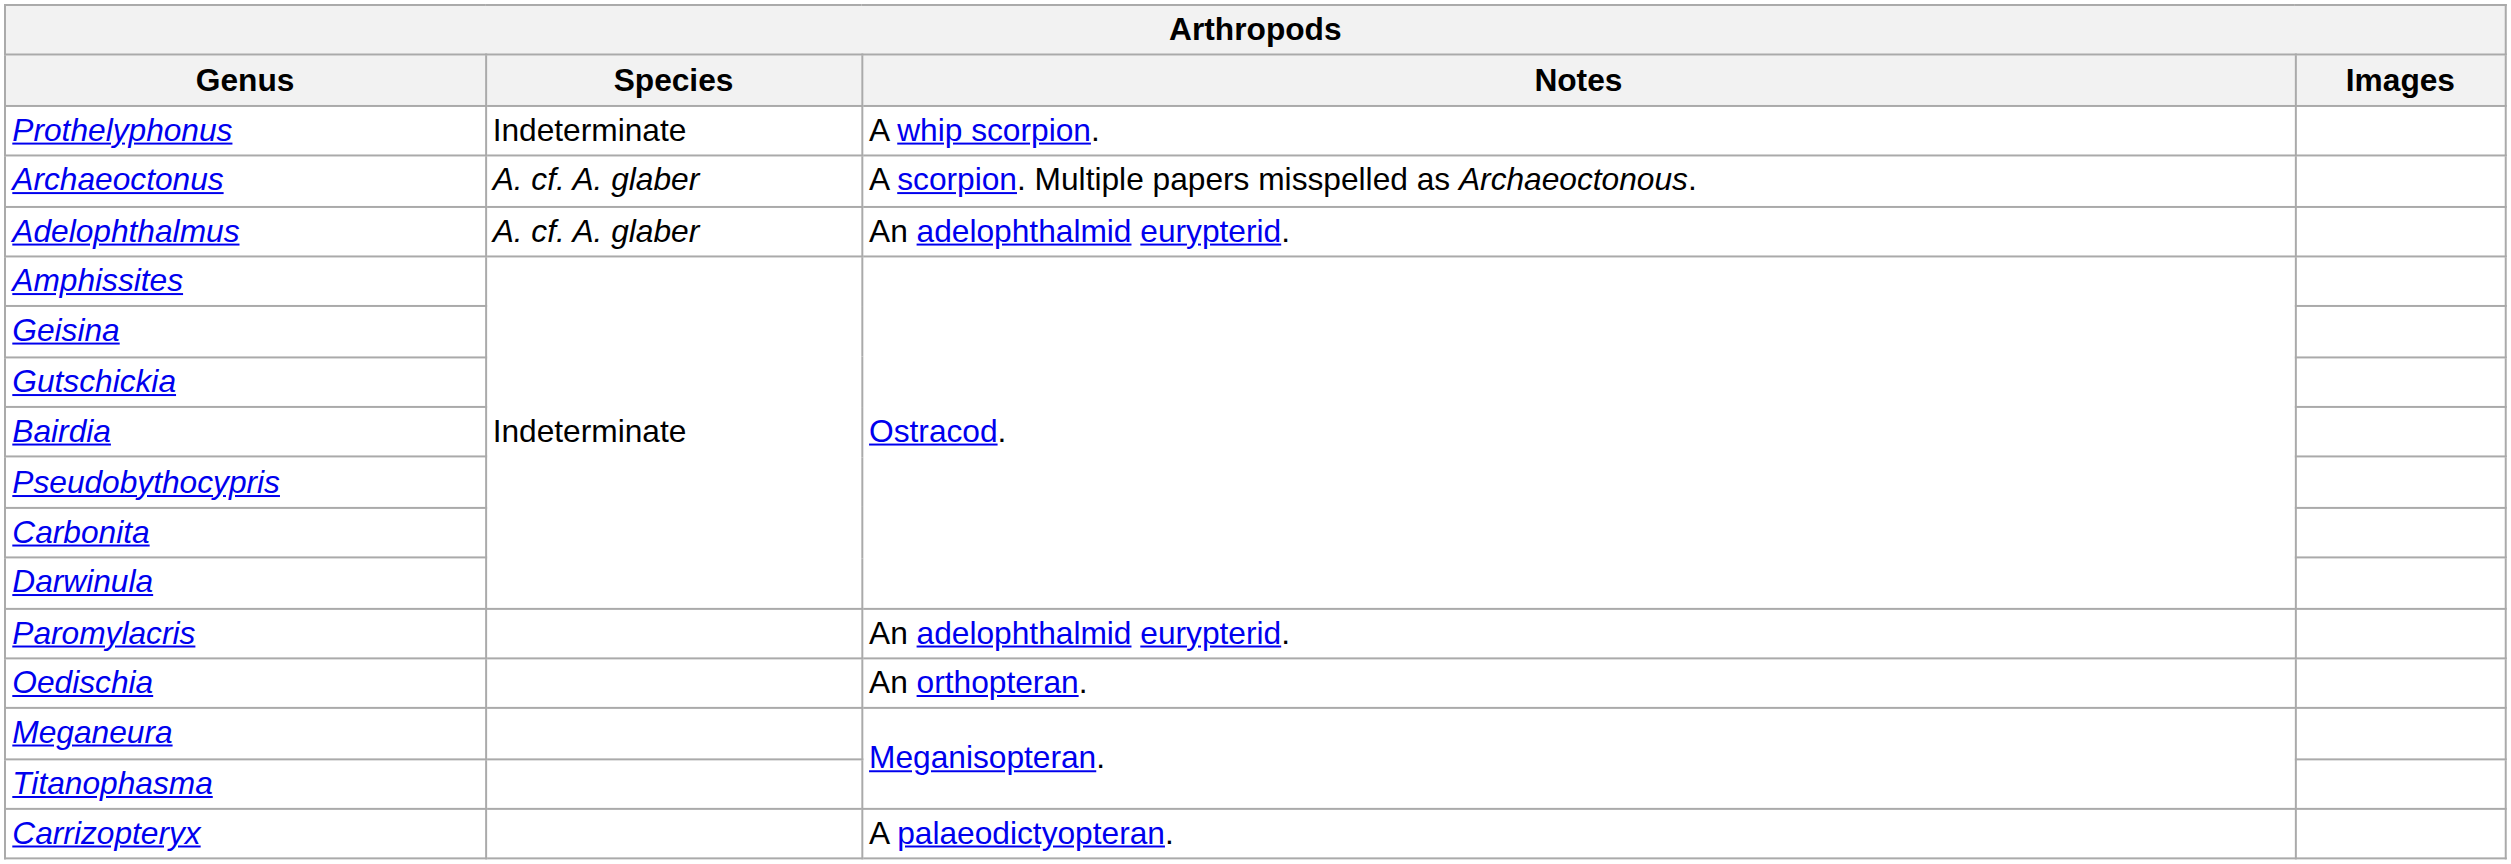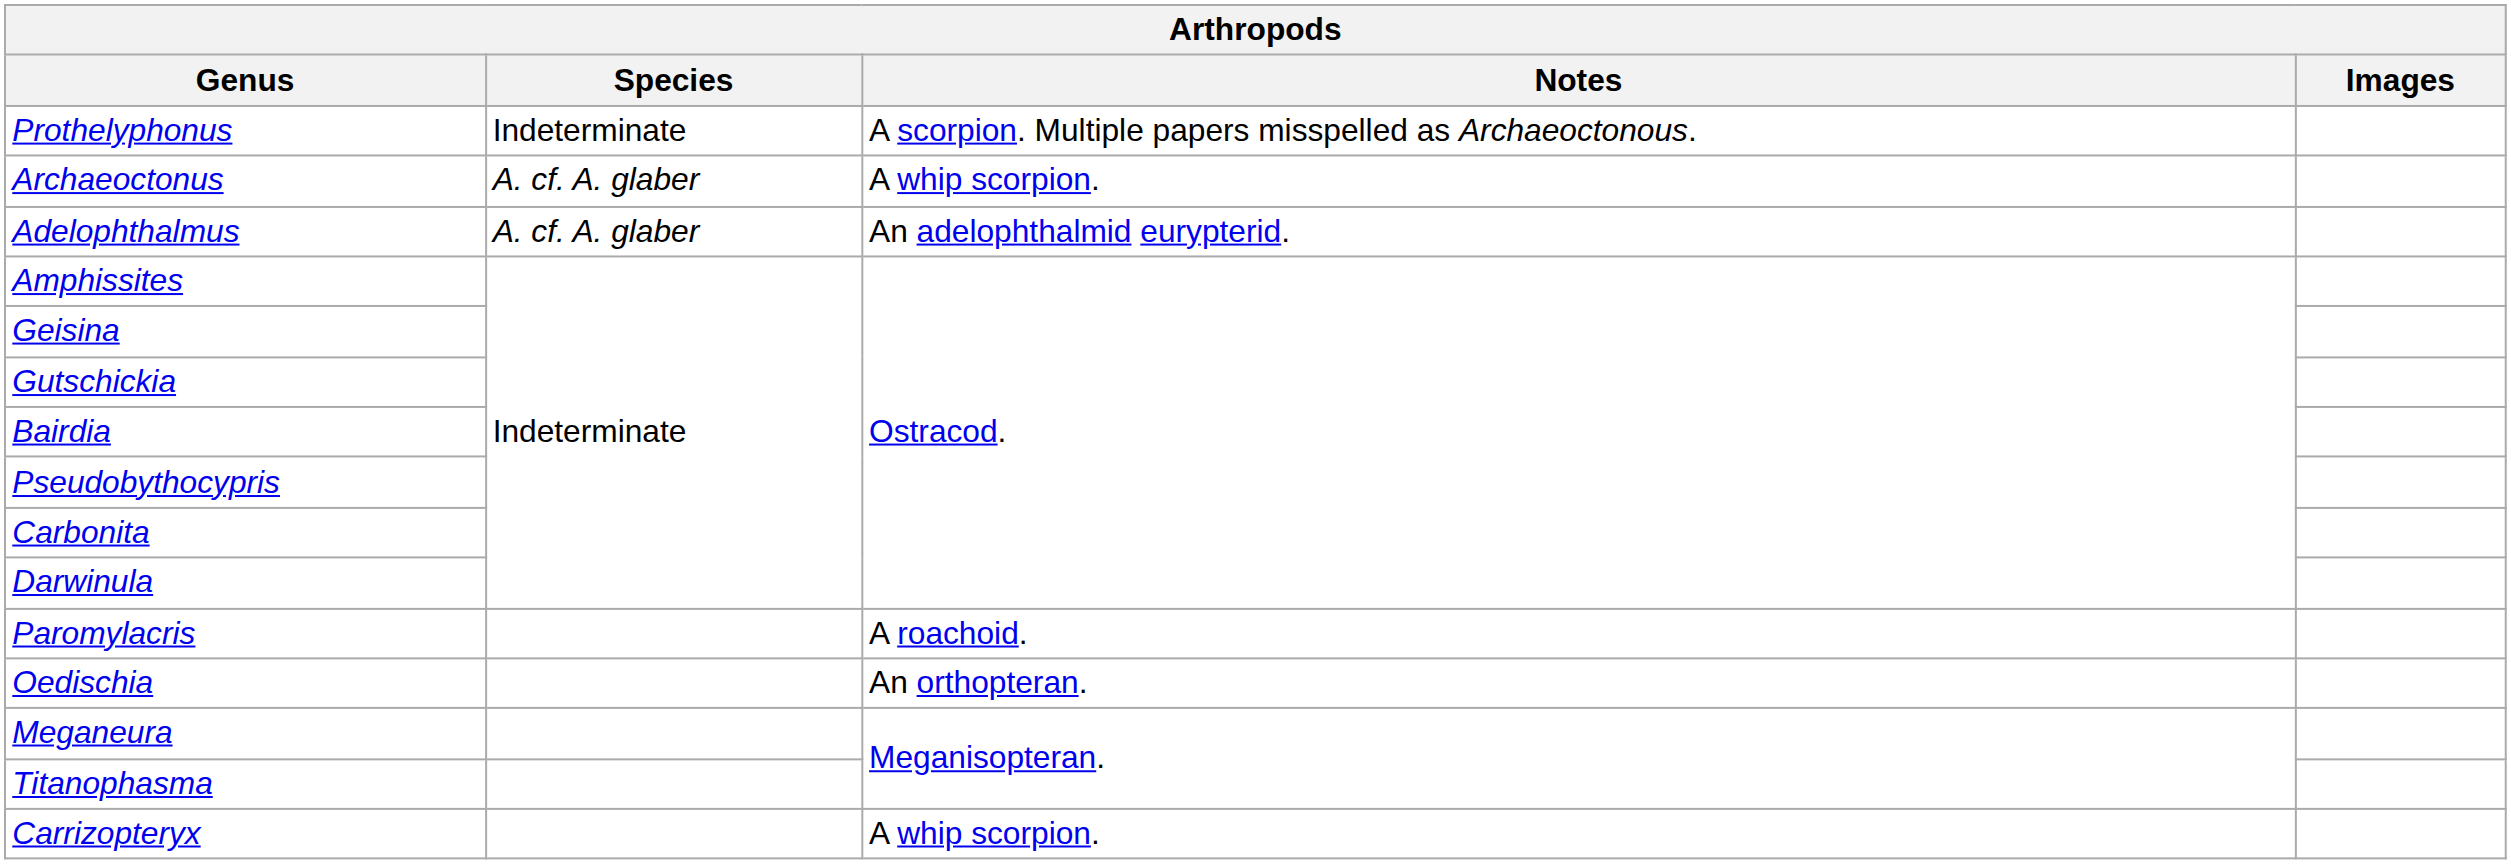(984, 130) A whip scorpion. -> (1283, 130) A scorpion. Multiple papers misspelled as Archaeoctonous.
(1283, 180) A scorpion. Multiple papers misspelled as Archaeoctonous. -> (984, 180) A whip scorpion.
(1080, 632) An adelophthalmid eurypterid. -> (948, 632) A roachoid.
(1021, 833) A palaeodictyopteran. -> (984, 833) A whip scorpion.
